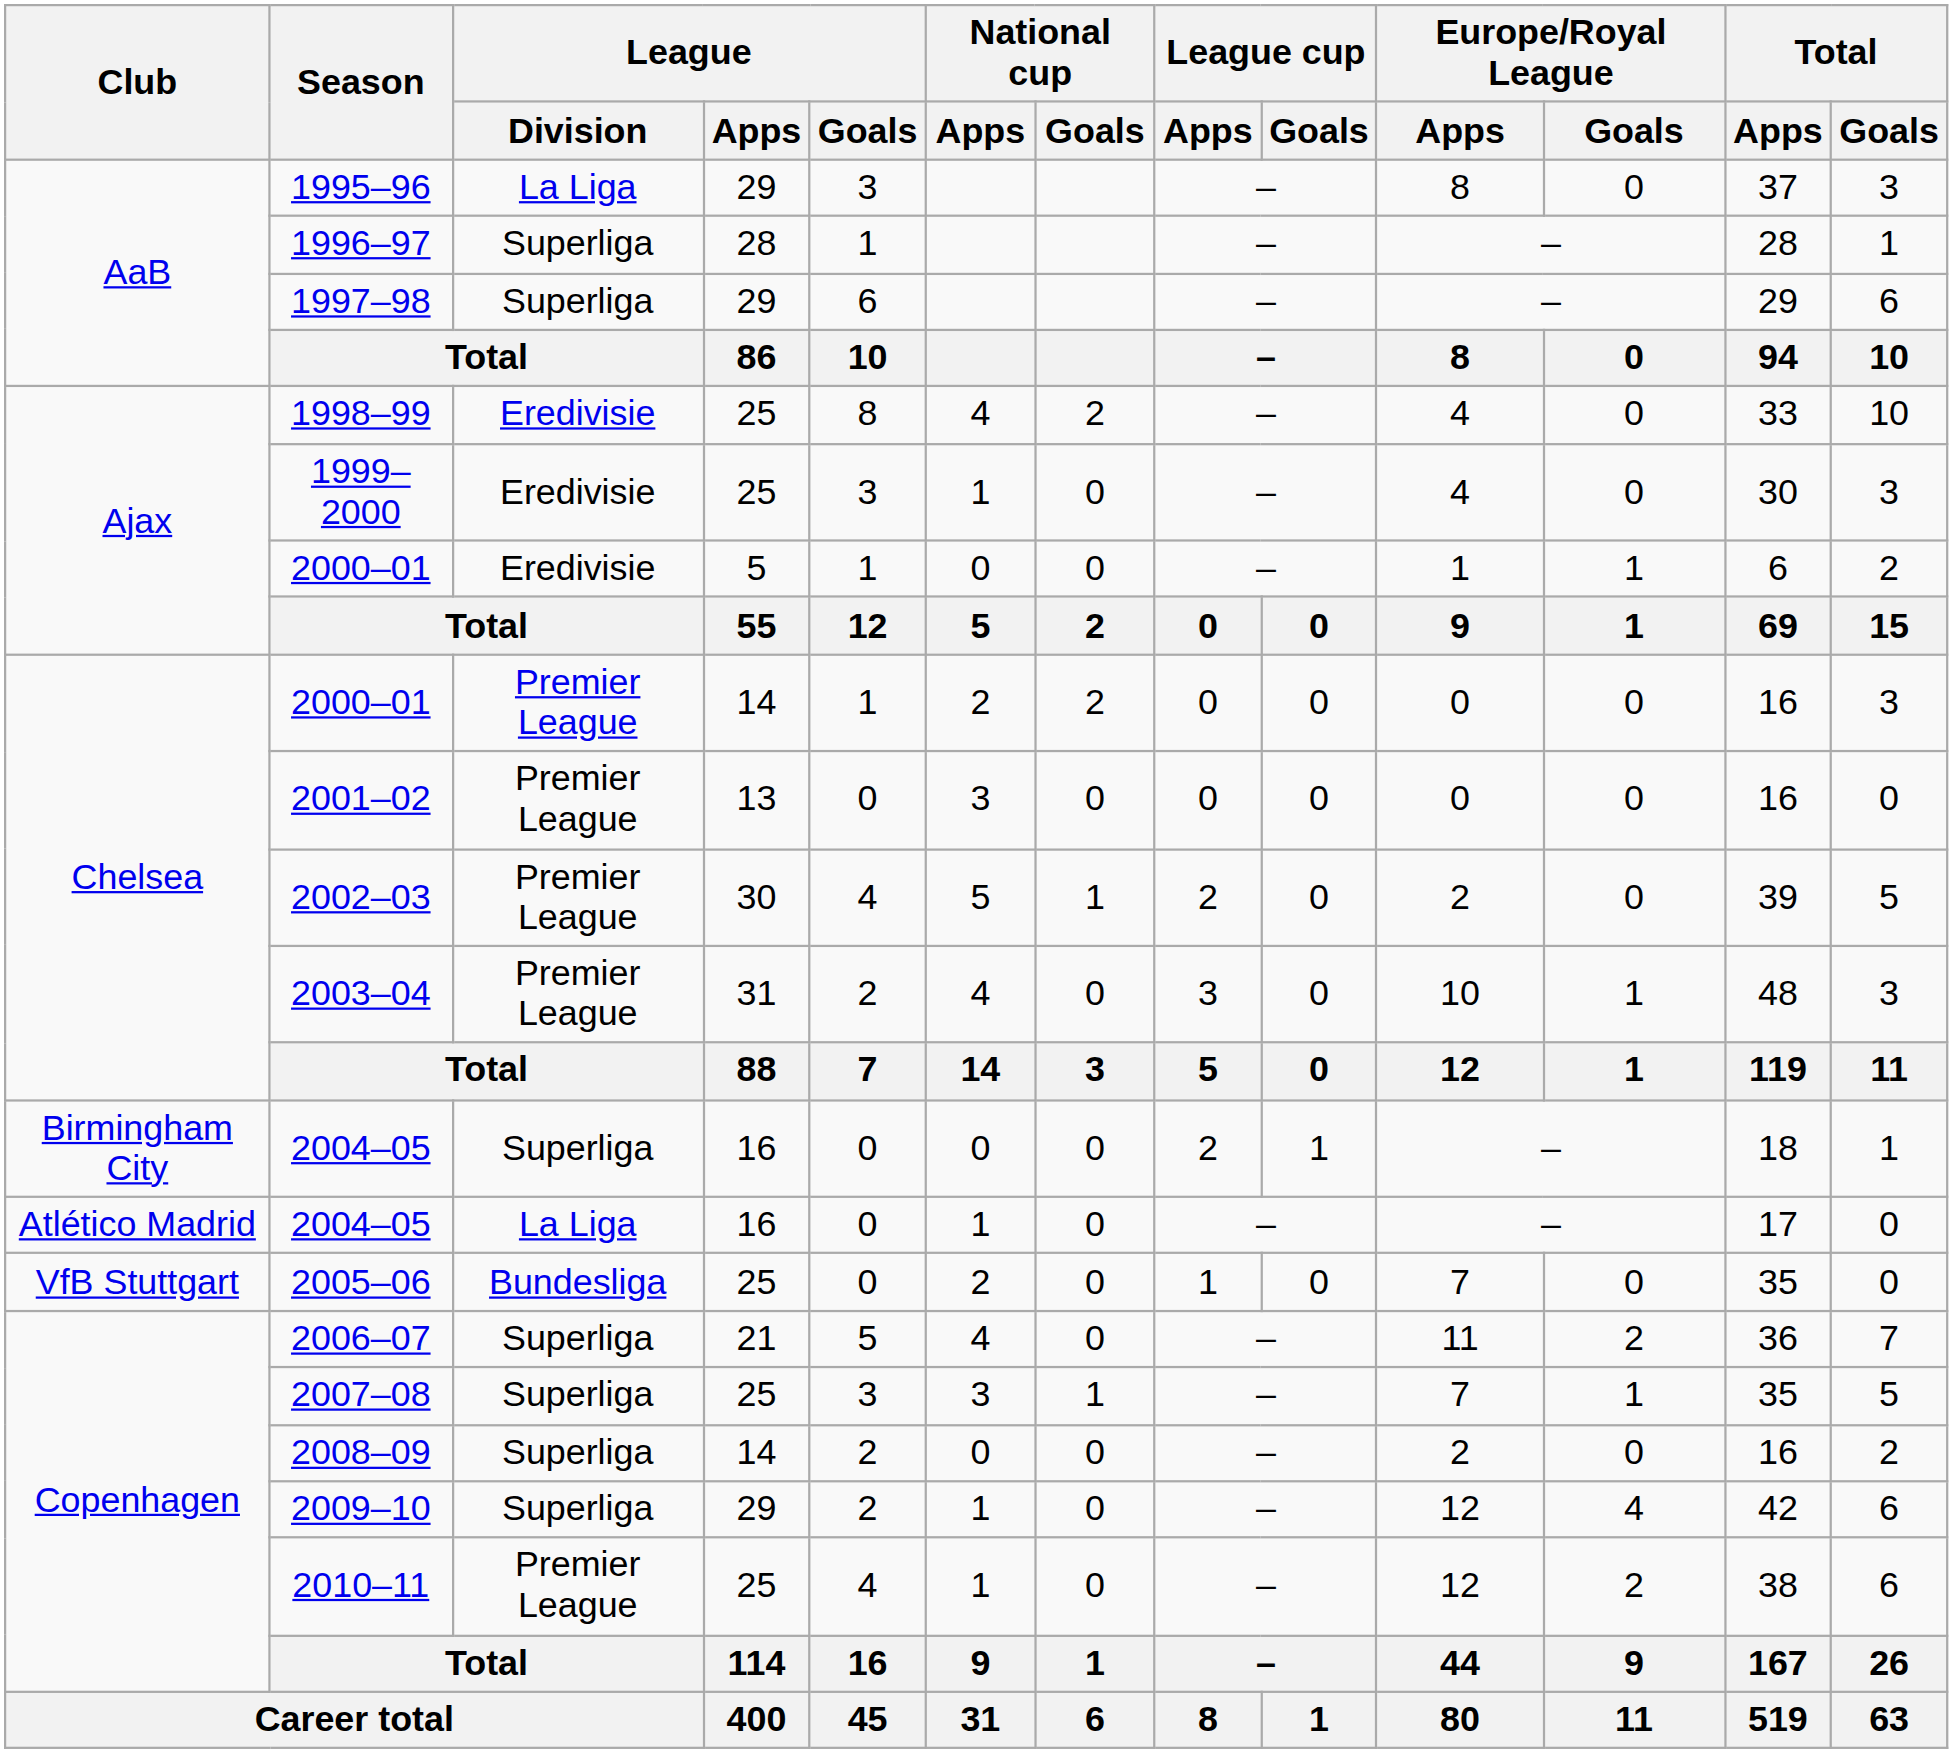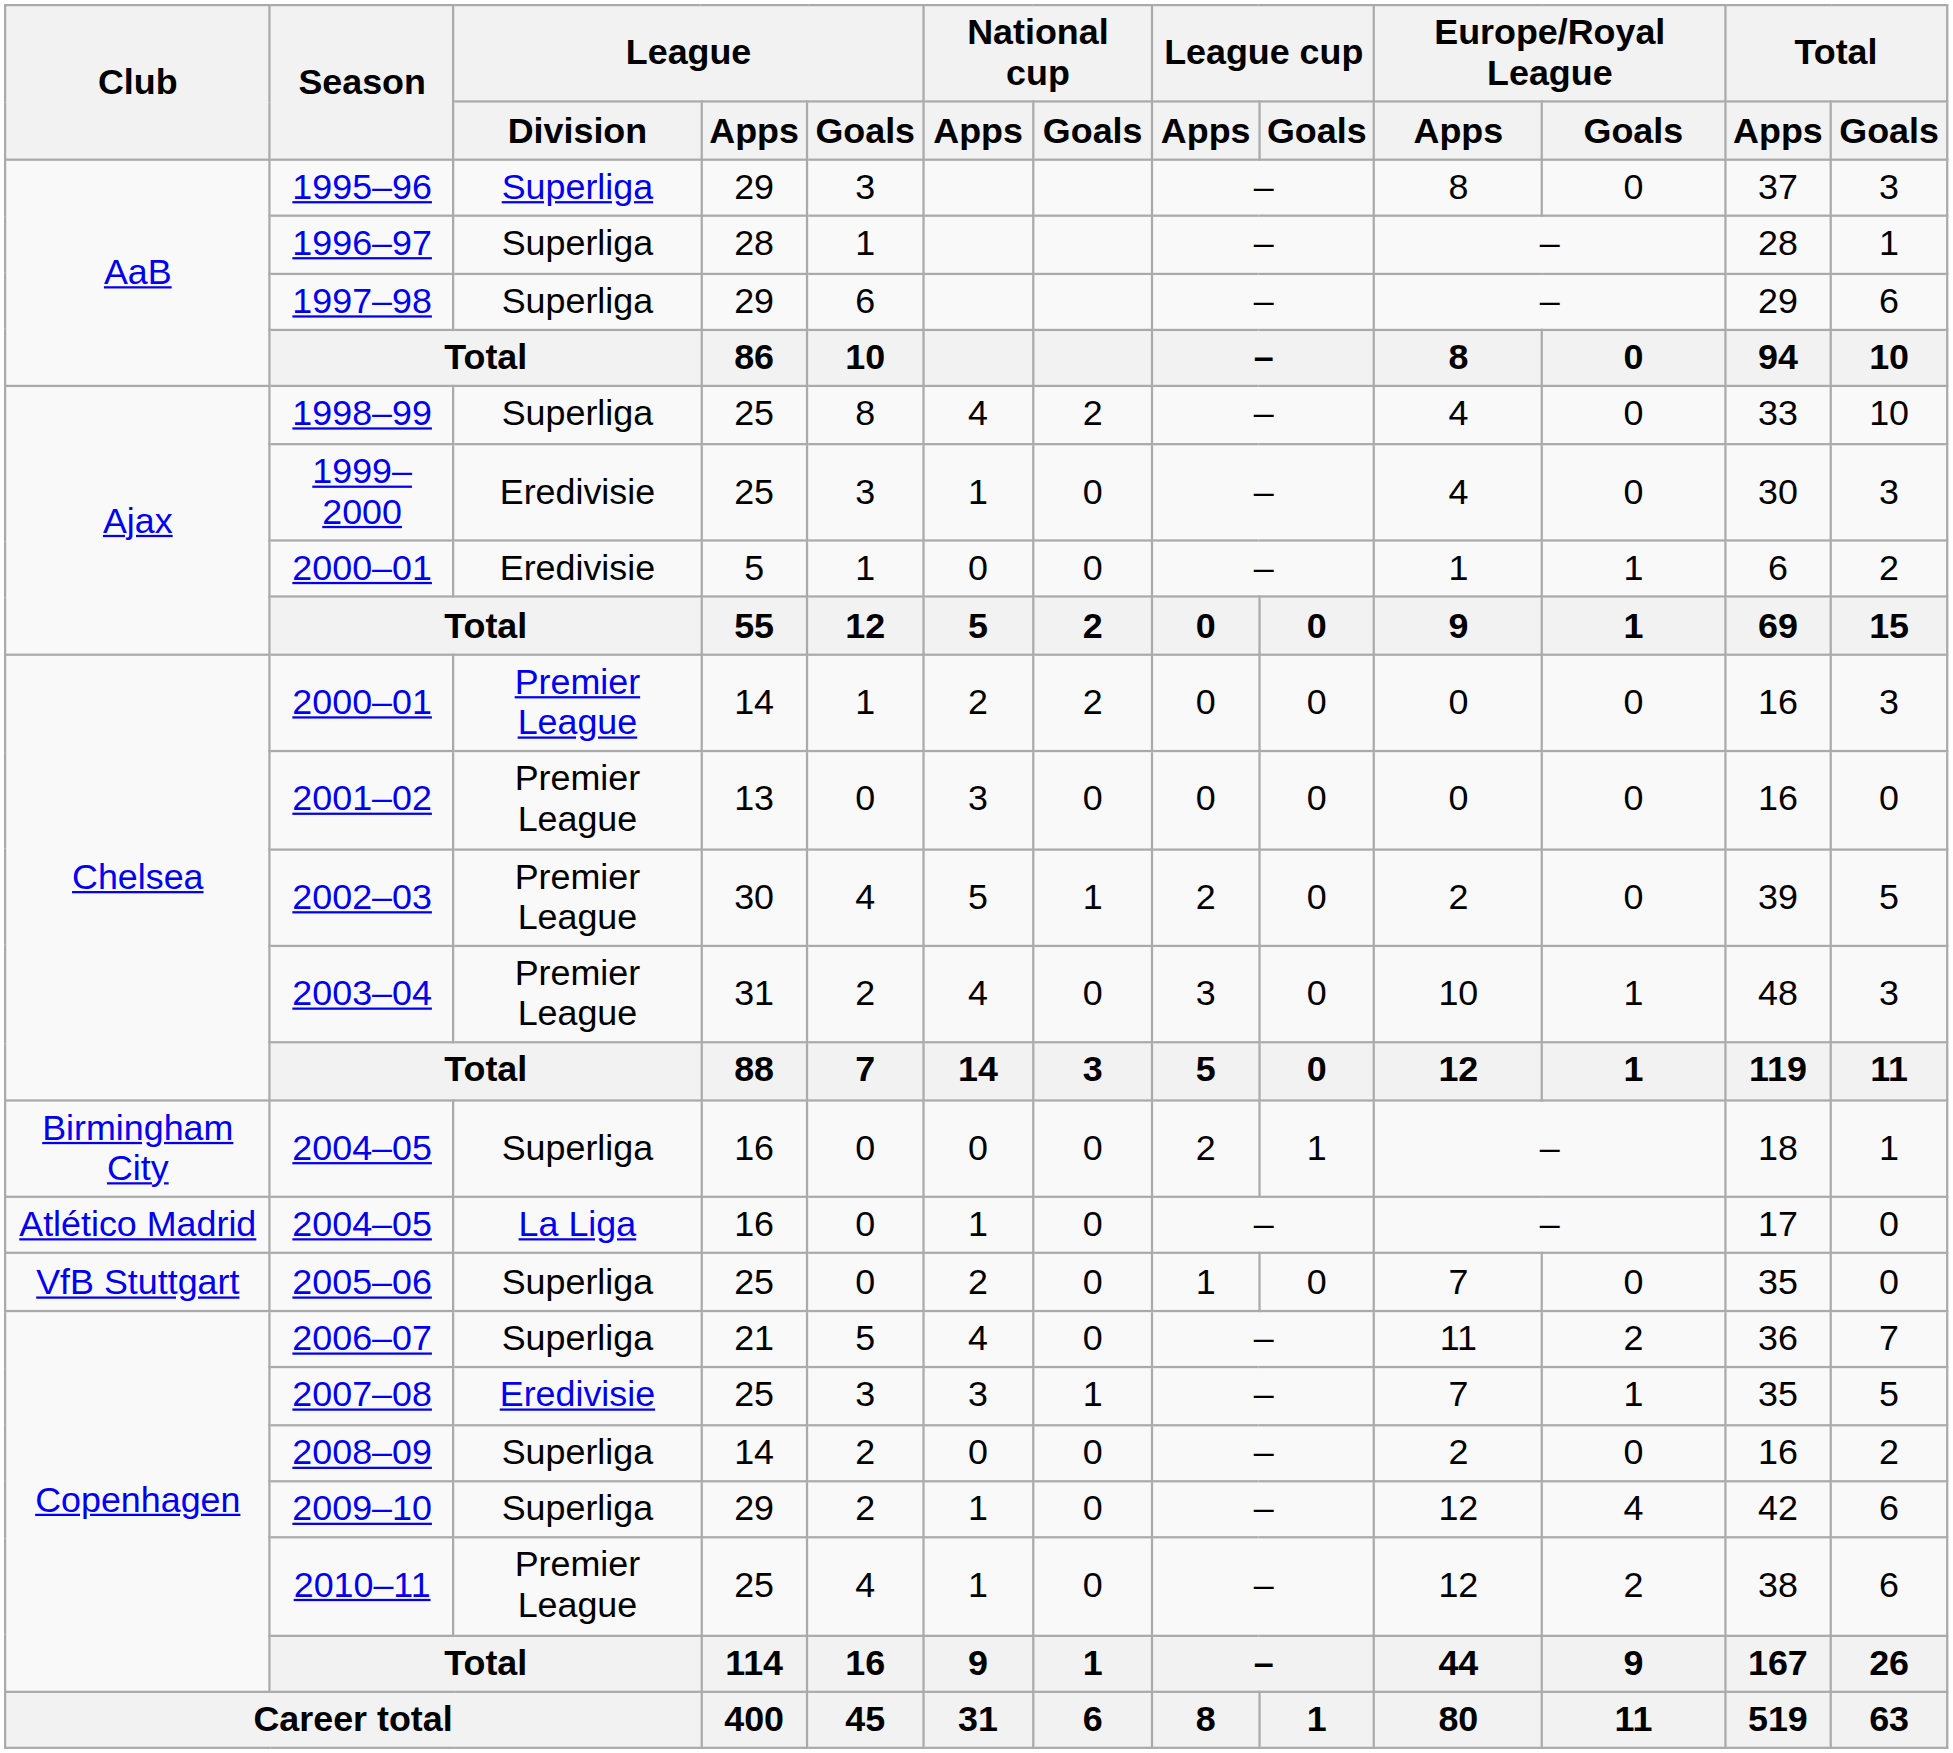(578, 186) La Liga -> (577, 186) Superliga
(578, 414) Eredivisie -> (577, 414) Superliga
(578, 1281) Bundesliga -> (577, 1281) Superliga
(578, 1395) Superliga -> (577, 1395) Eredivisie
